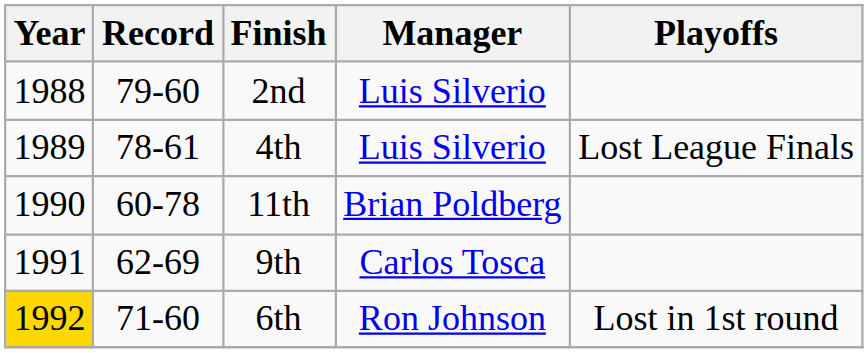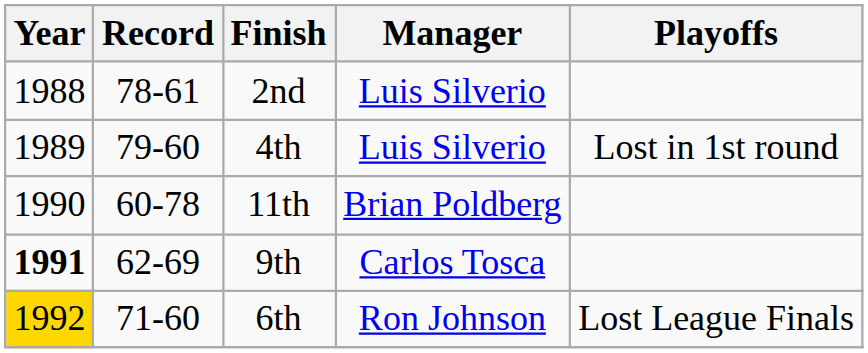(158, 90) 79-60 -> (158, 90) 78-61
(158, 147) 78-61 -> (158, 147) 79-60
(716, 147) Lost League Finals -> (716, 147) Lost in 1st round
(49, 261) normal -> (49, 261) bold
(716, 318) Lost in 1st round -> (716, 318) Lost League Finals
